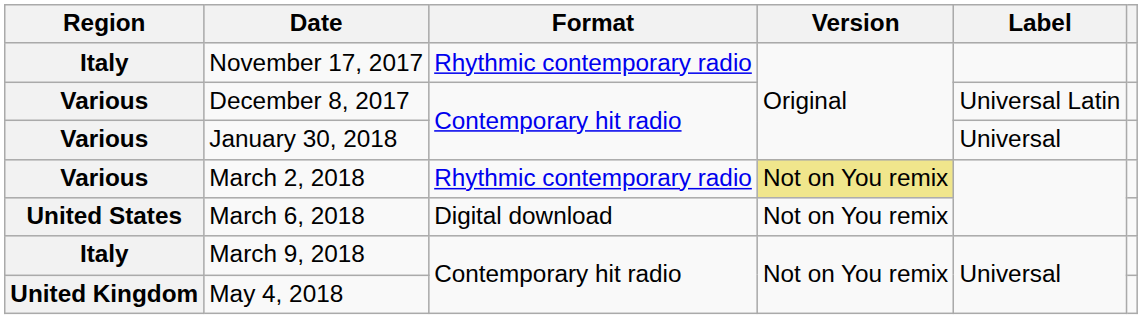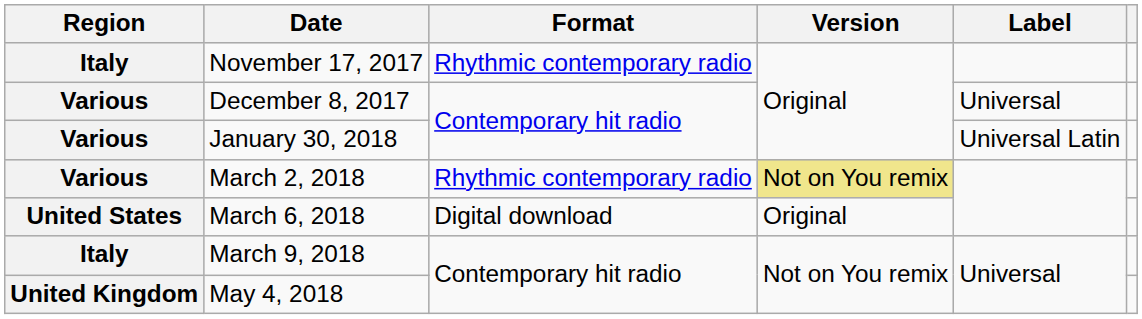(1040, 100) Universal Latin -> (1010, 100) Universal
(1010, 139) Universal -> (1040, 139) Universal Latin
(856, 216) Not on You remix -> (805, 216) Original
